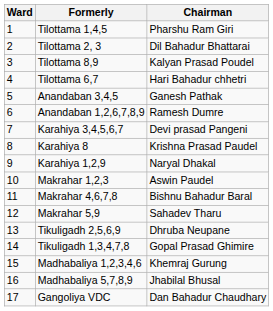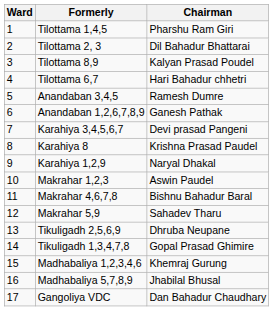(186, 96) Ganesh Pathak -> (186, 96) Ramesh Dumre
(186, 113) Ramesh Dumre -> (186, 113) Ganesh Pathak
